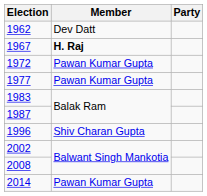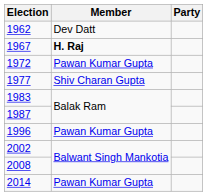(103, 81) Pawan Kumar Gupta -> (99, 81) Shiv Charan Gupta
(99, 132) Shiv Charan Gupta -> (103, 132) Pawan Kumar Gupta
